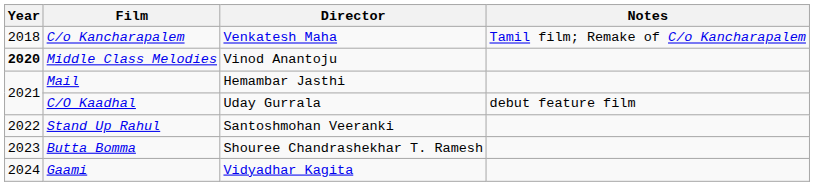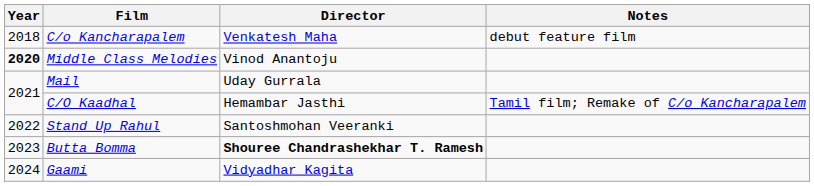(648, 38) Tamil film; Remake of C/o Kancharapalem -> (563, 38) debut feature film
(284, 82) Hemambar Jasthi -> (272, 82) Uday Gurrala
(272, 104) Uday Gurrala -> (284, 104) Hemambar Jasthi
(563, 104) debut feature film -> (648, 104) Tamil film; Remake of C/o Kancharapalem
(353, 148) normal -> (353, 148) bold
